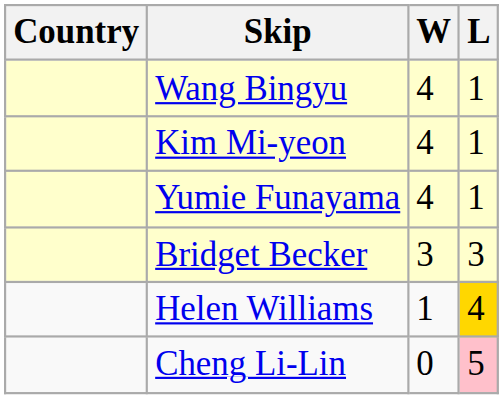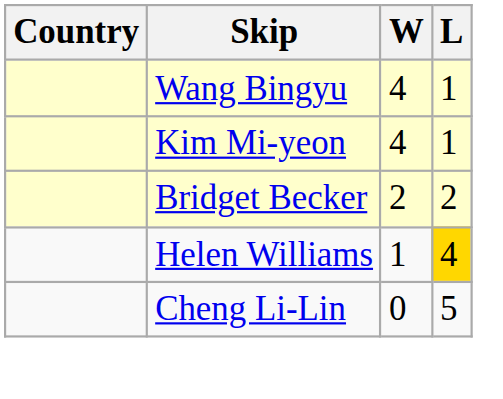- row: (278, 198)
(425, 253) 3 -> (398, 198) 2
(476, 253) 3 -> (449, 198) 2
(476, 364) pink background -> (449, 308) no background
